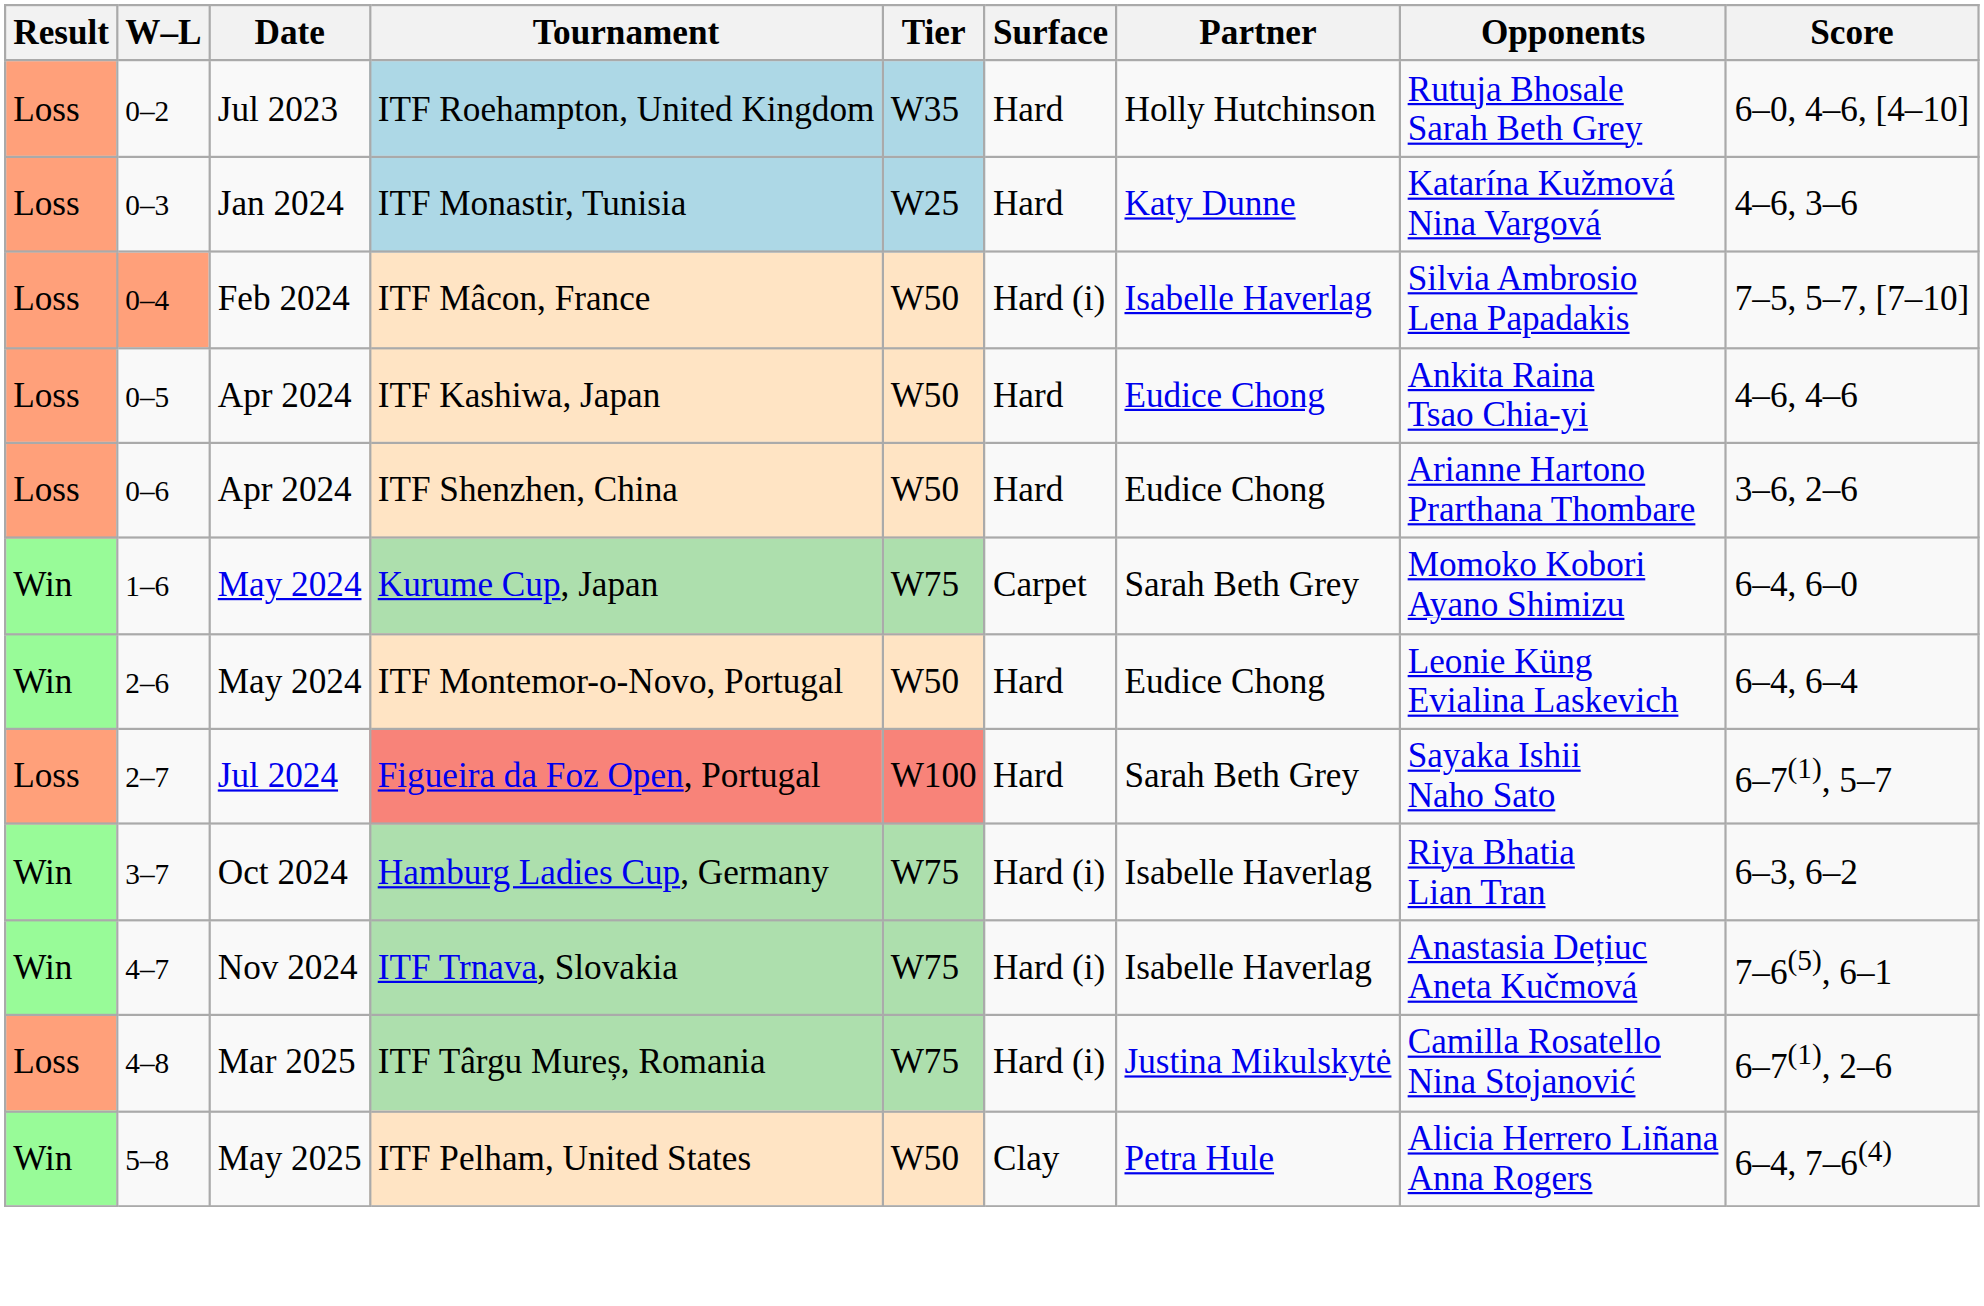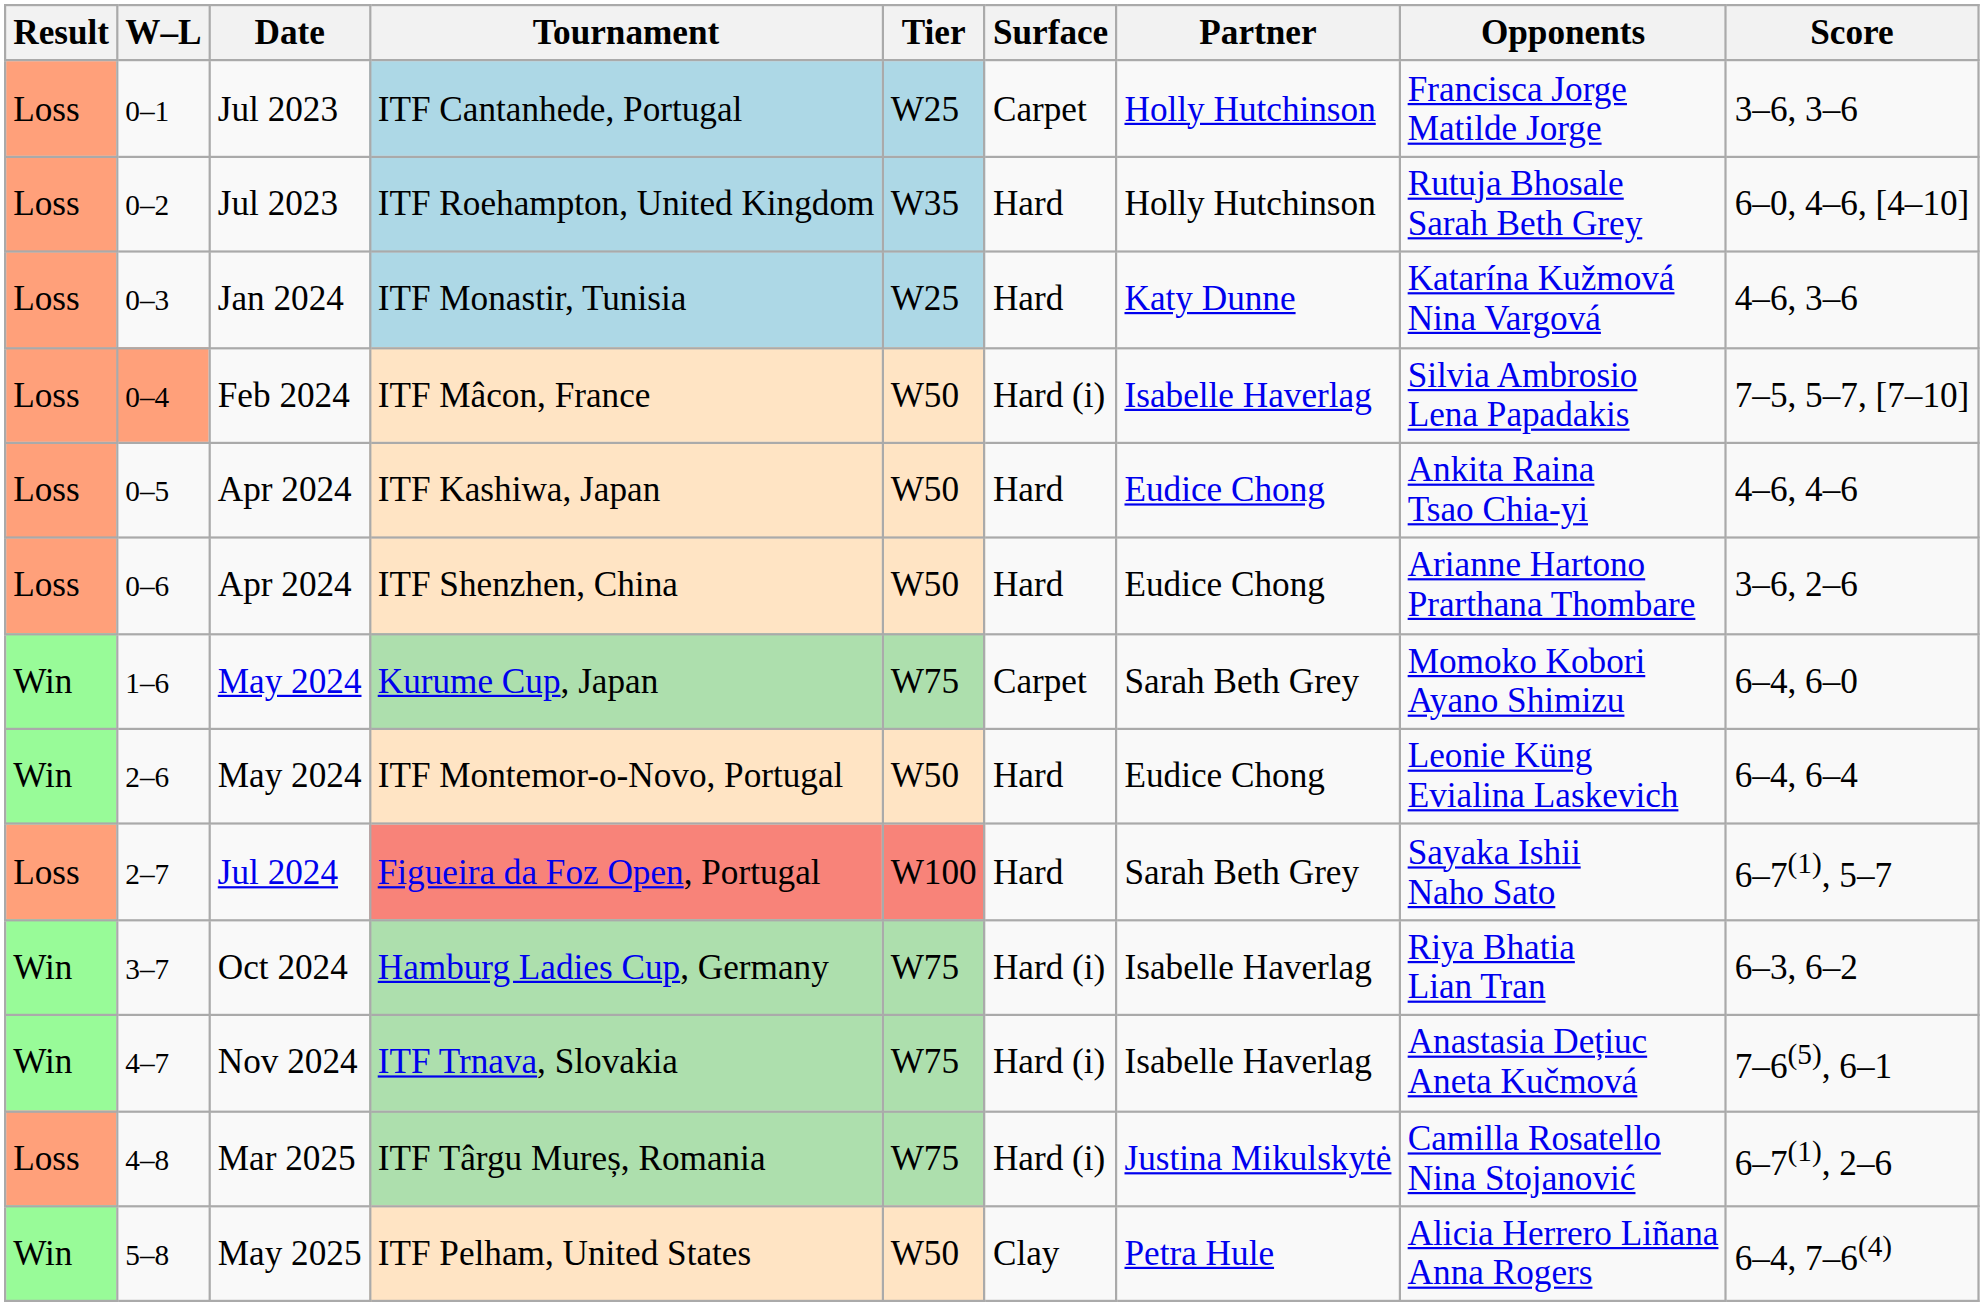+ row: (560, 108)
